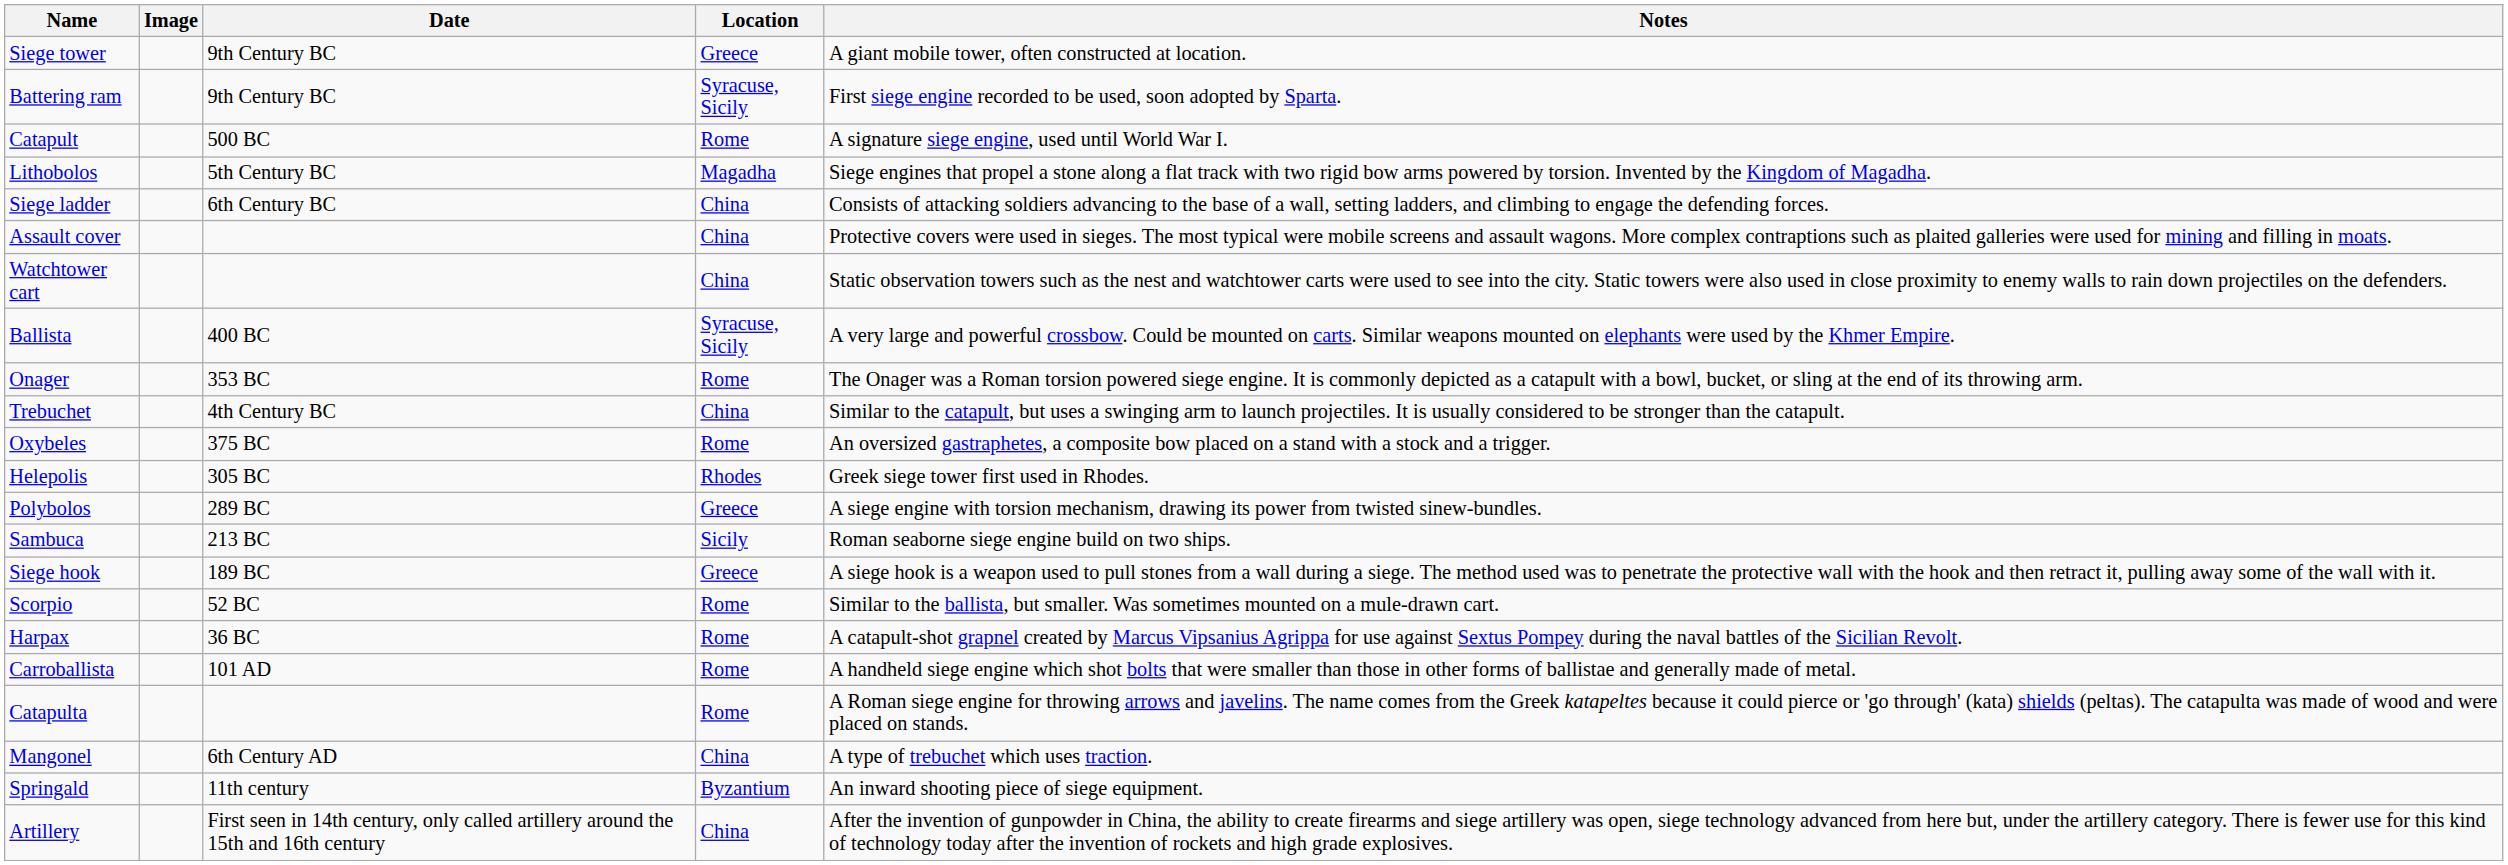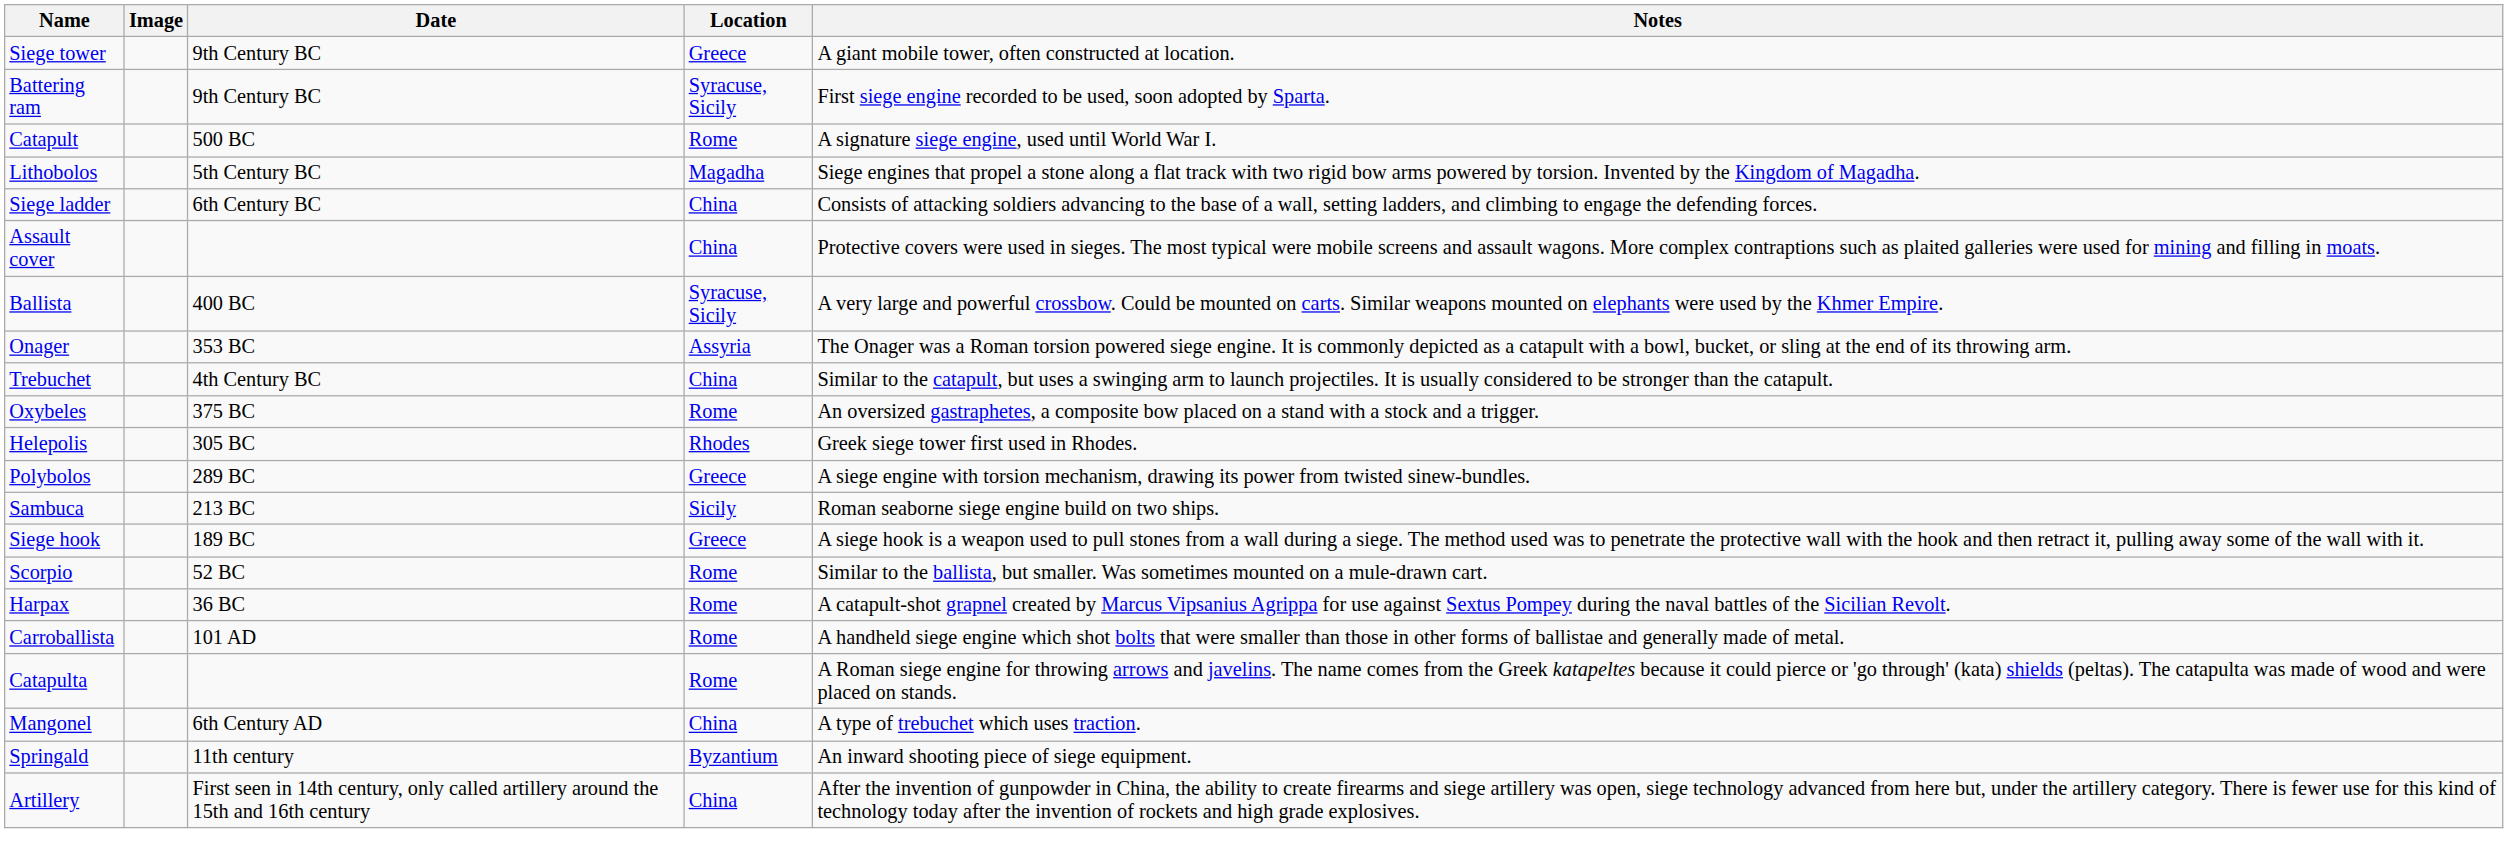- row: (58, 280)
(725, 379) Rome -> (720, 347) Assyria
